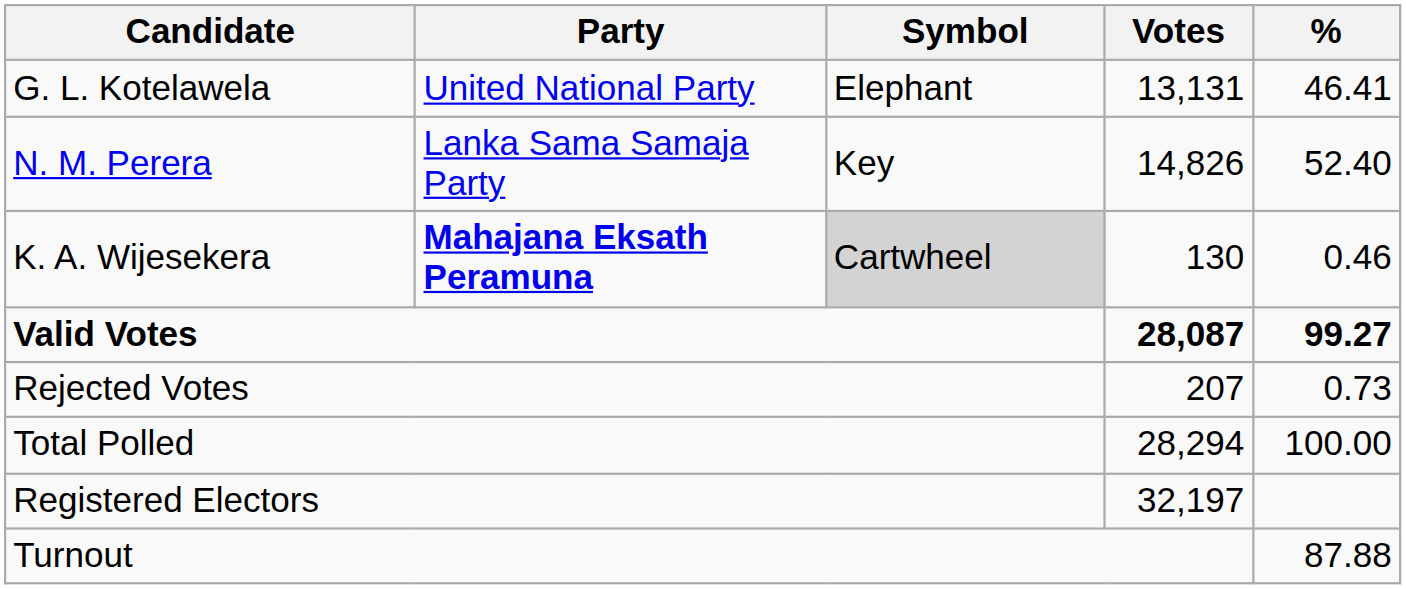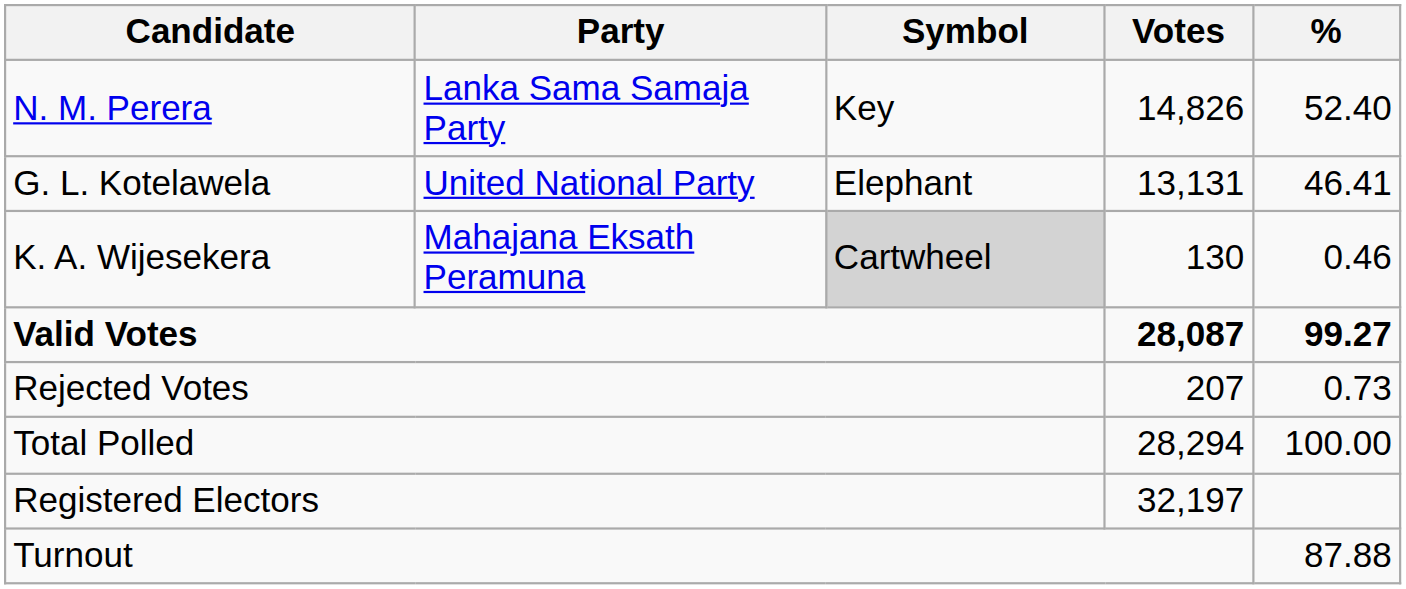rows swapped: (112, 163) <-> (142, 87)
(566, 258) bold -> (559, 258) normal
